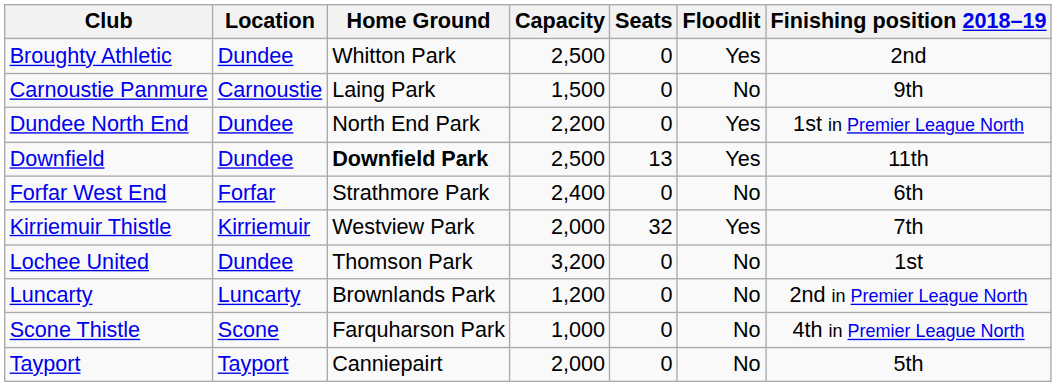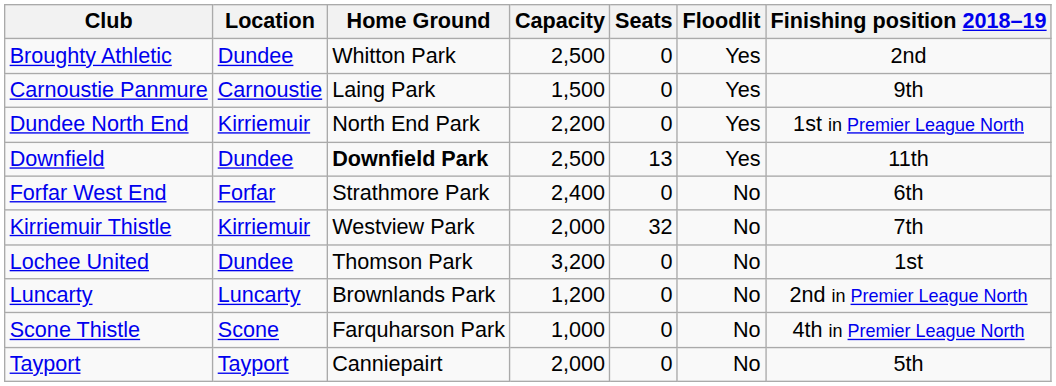(747, 90) No -> (743, 90) Yes
(256, 124) Dundee -> (264, 124) Kirriemuir
(743, 227) Yes -> (747, 227) No
